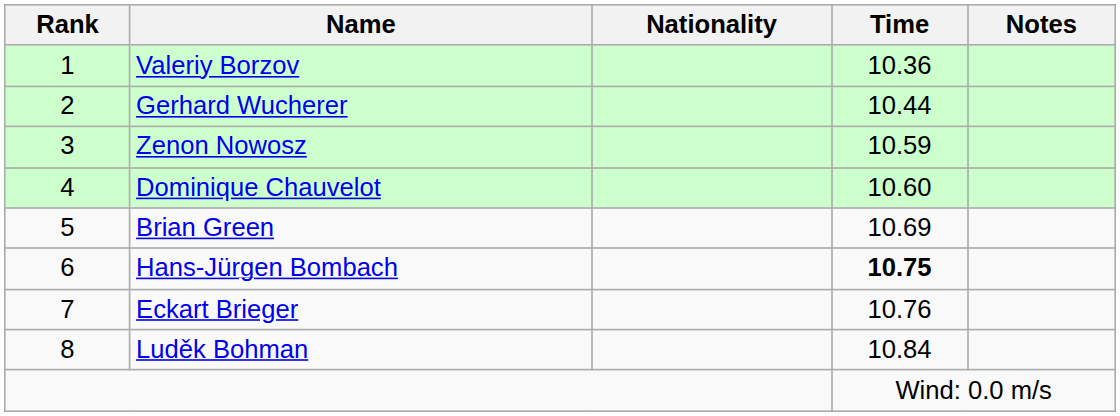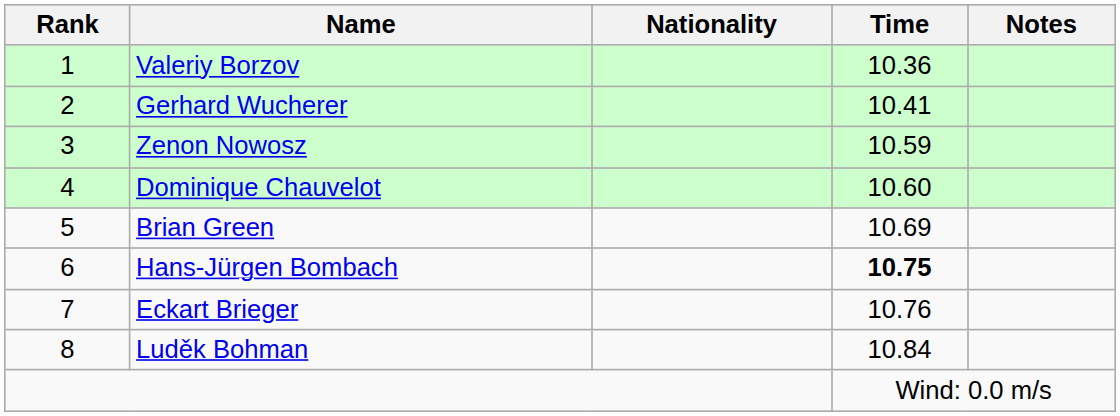(900, 106) 10.44 -> (900, 106) 10.41
